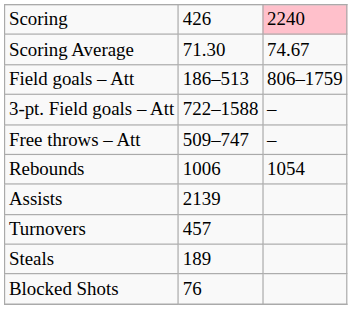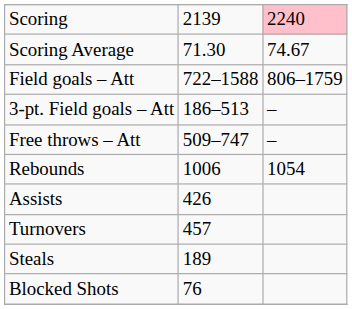(197, 19) 426 -> (202, 19) 2139
(216, 79) 186–513 -> (221, 79) 722–1588
(221, 109) 722–1588 -> (216, 109) 186–513
(202, 199) 2139 -> (197, 199) 426
